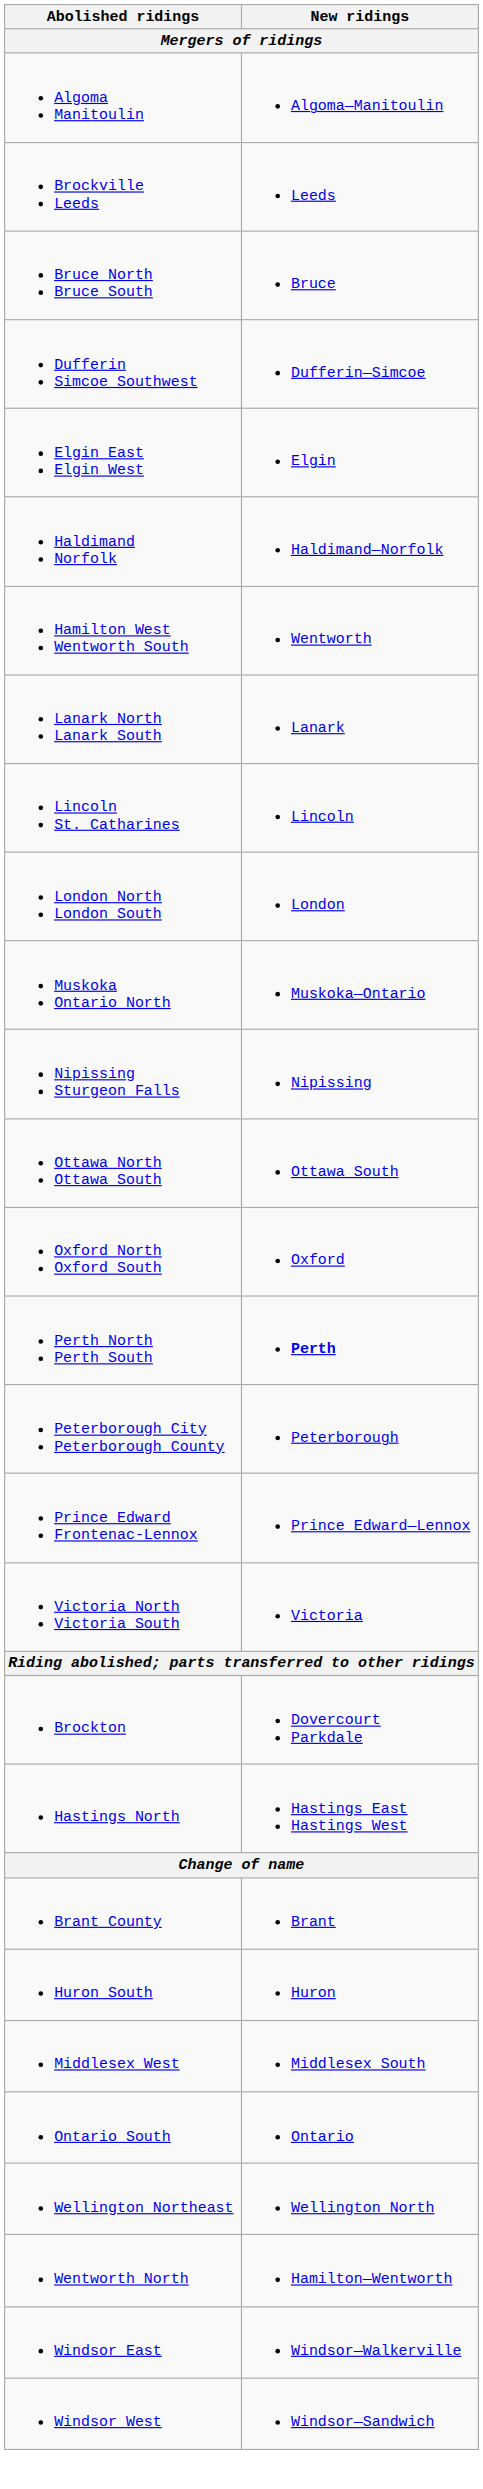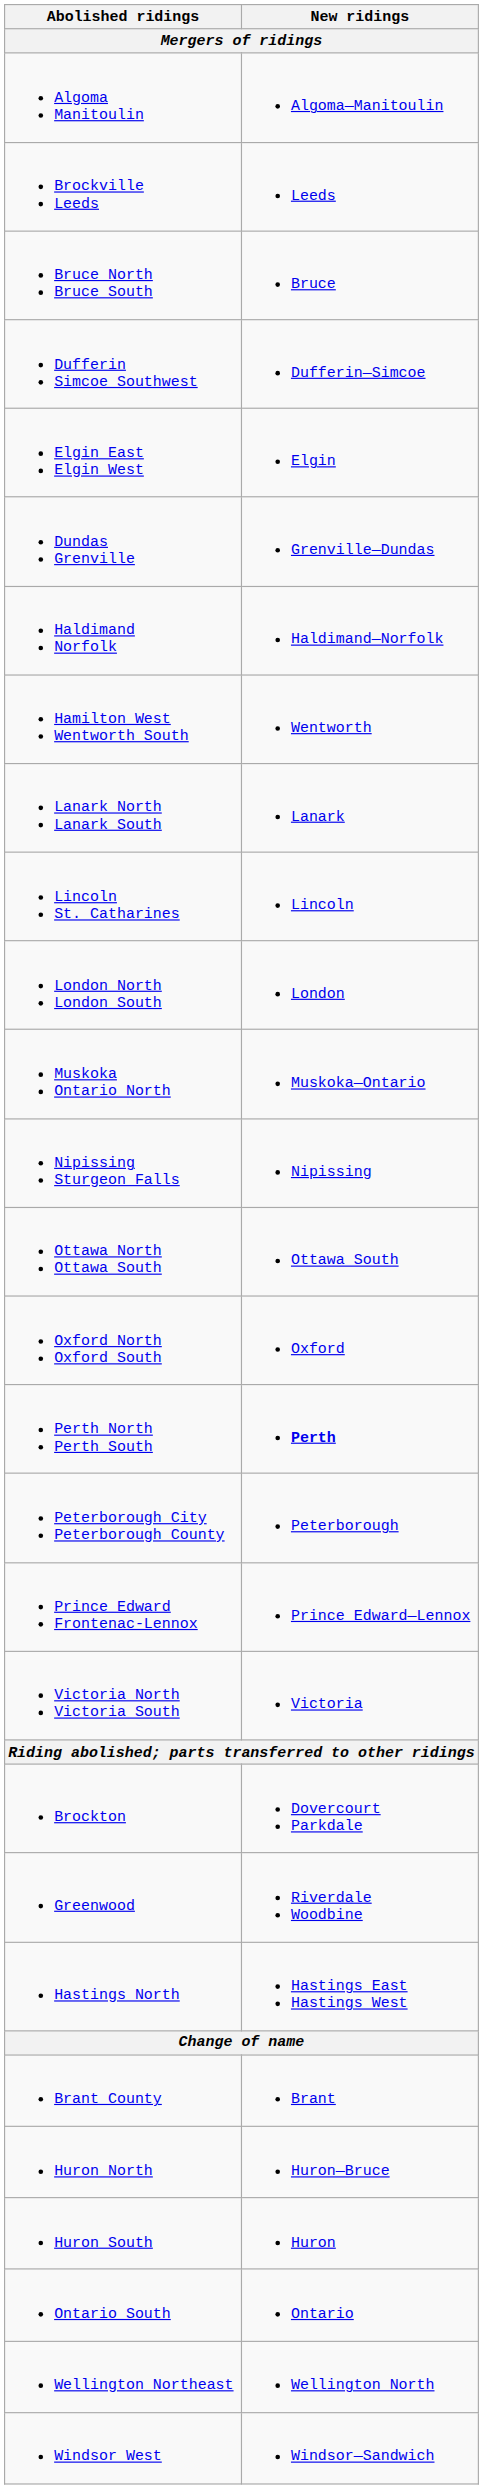+ row: (123, 550)
+ row: (123, 1906)
+ row: (123, 2171)
- row: (123, 2065)
- row: (123, 2279)
- row: (123, 2351)
